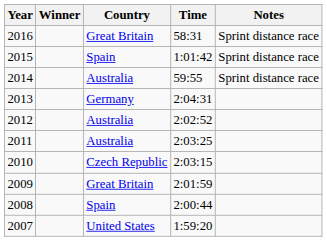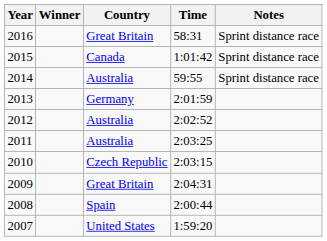(101, 57) Spain -> (105, 57) Canada
(193, 99) 2:04:31 -> (193, 99) 2:01:59
(193, 183) 2:01:59 -> (193, 183) 2:04:31
